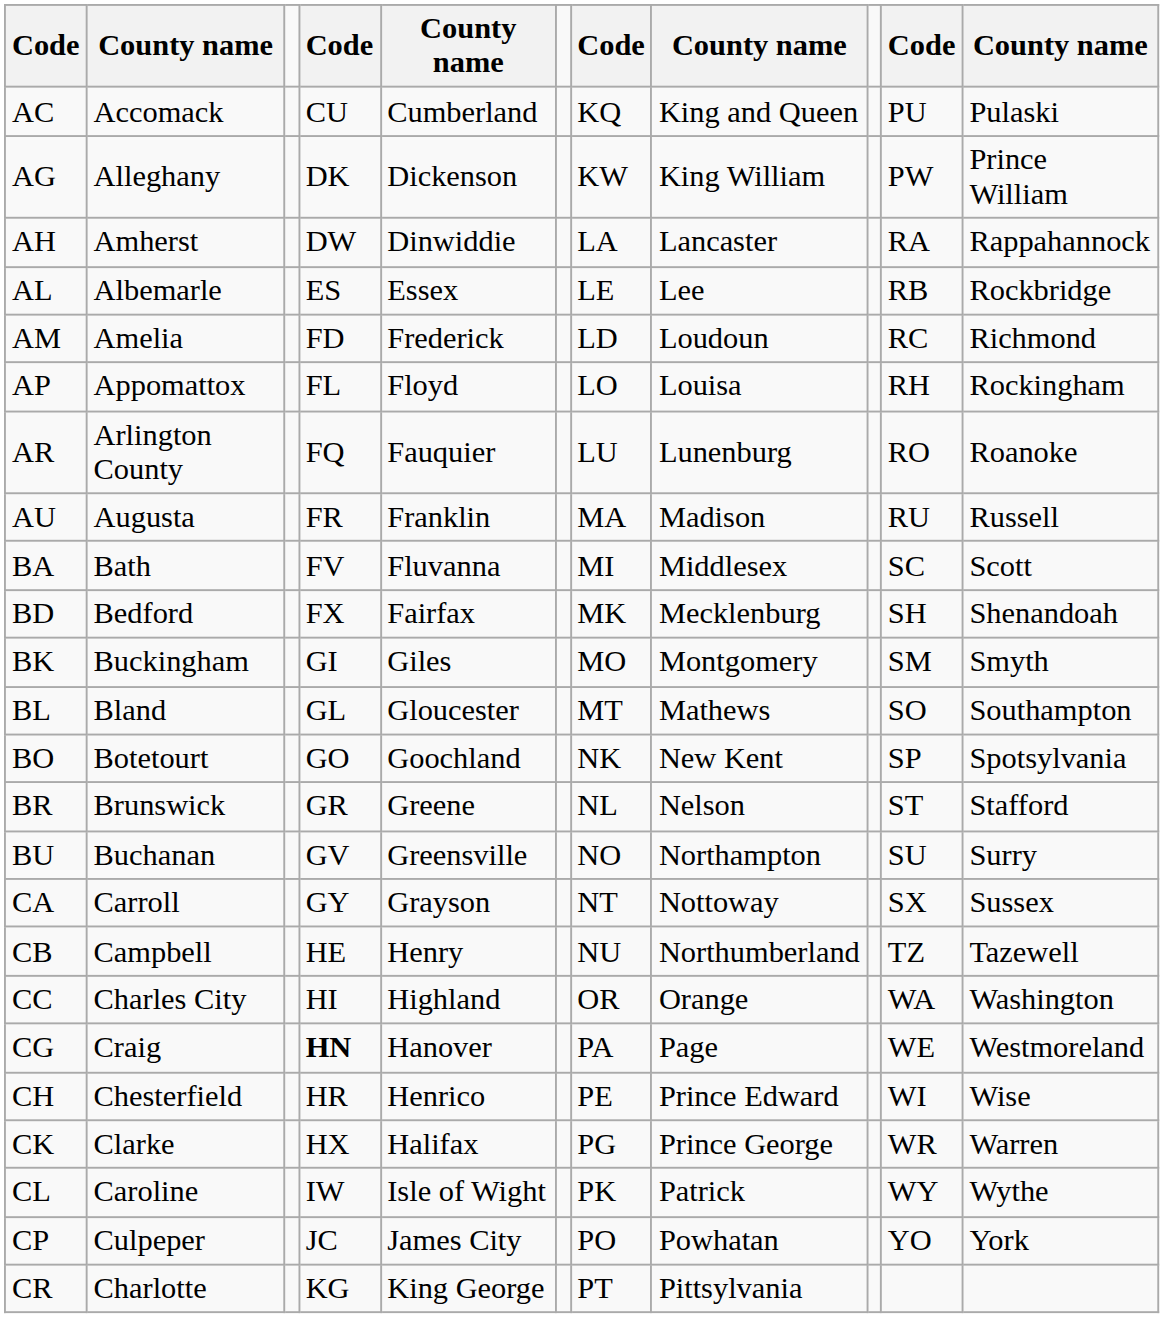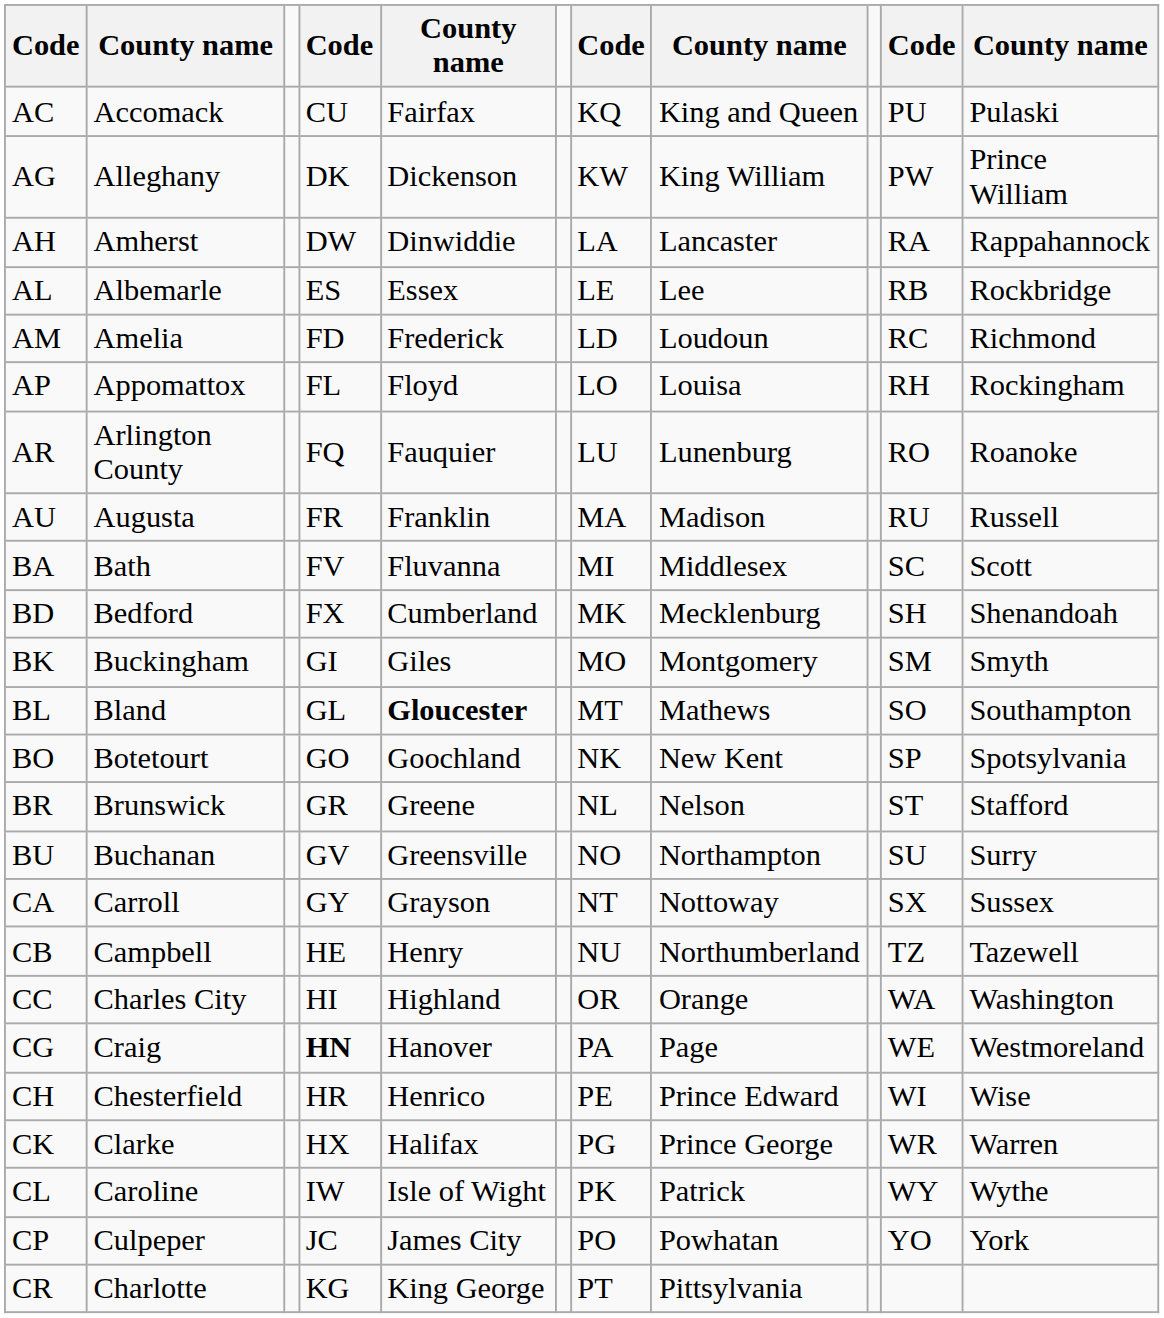(462, 111) Cumberland -> (431, 111) Fairfax
(431, 613) Fairfax -> (462, 613) Cumberland
(453, 709) normal -> (457, 709) bold
